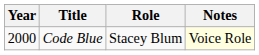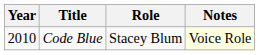(22, 38) 2000 -> (22, 38) 2010
